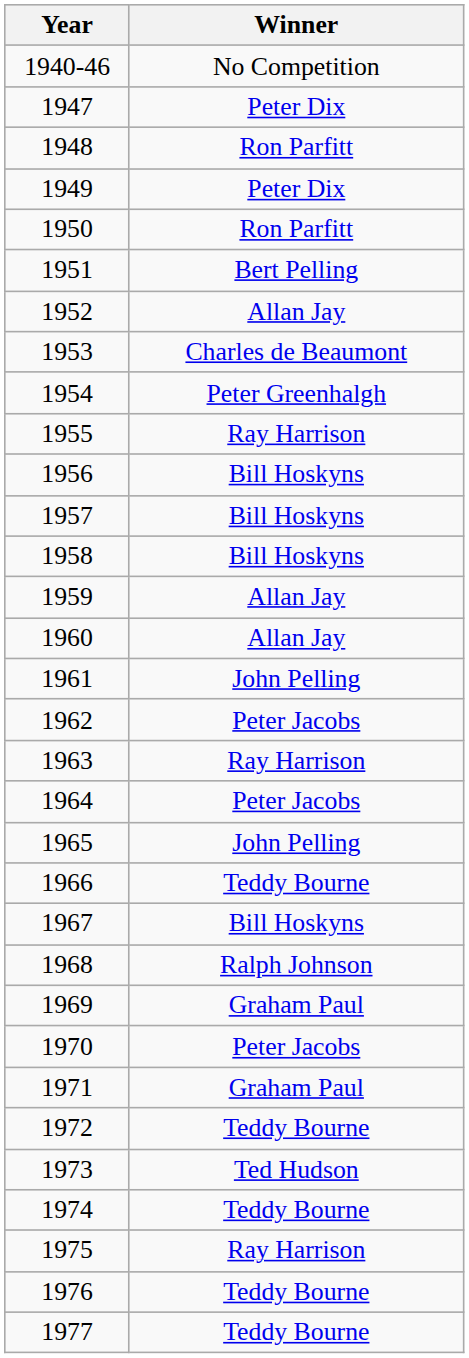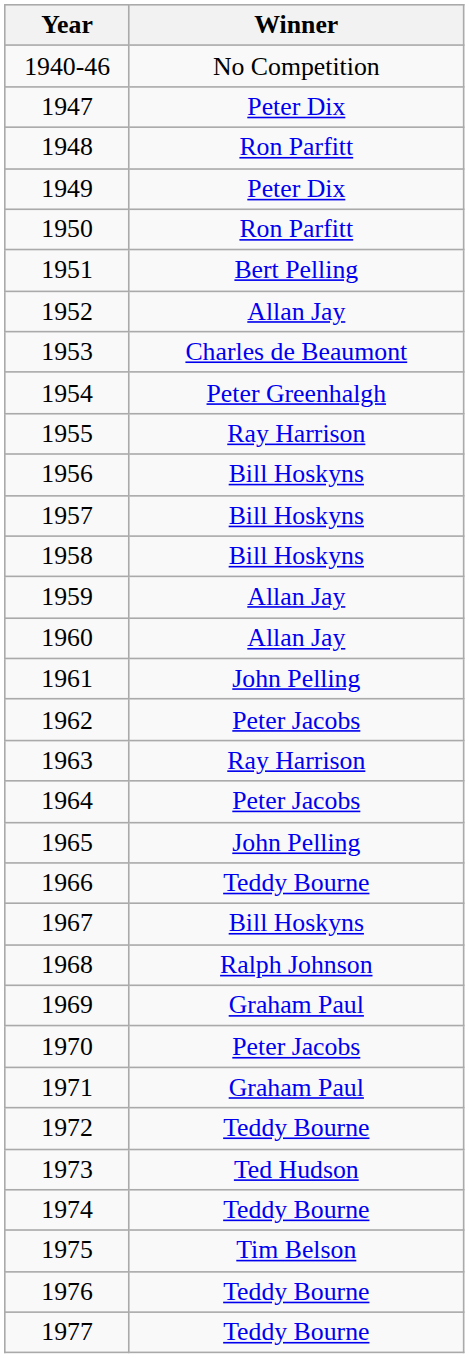(296, 1250) Ray Harrison -> (296, 1250) Tim Belson
